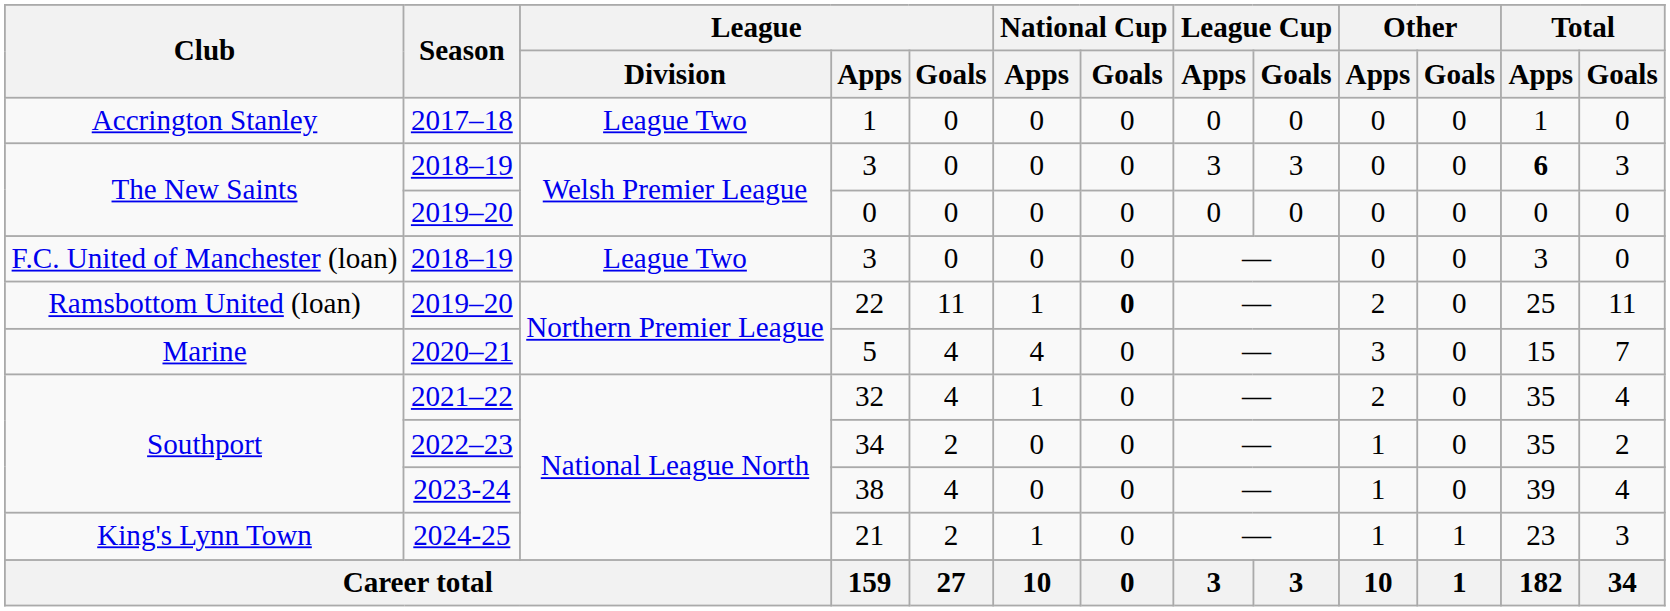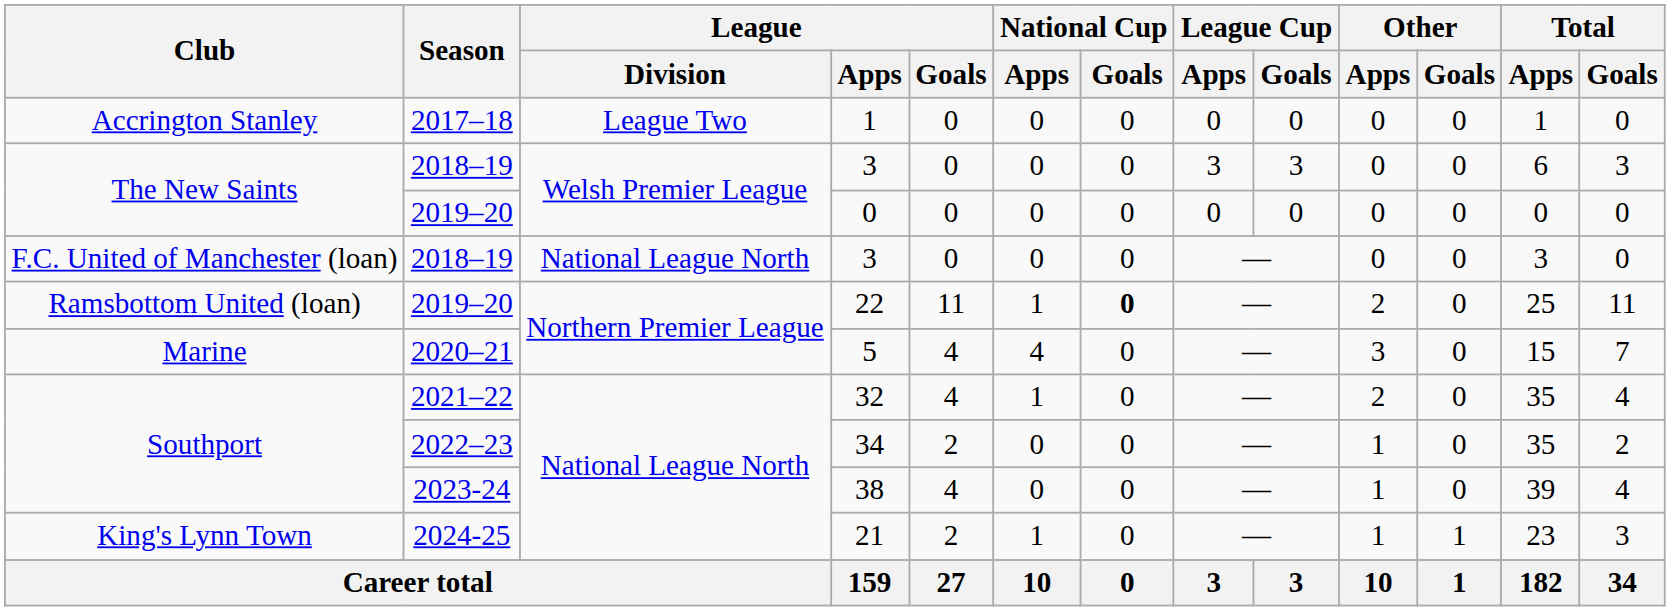(1541, 166) bold -> (1541, 166) normal
(675, 258) League Two -> (675, 258) National League North
